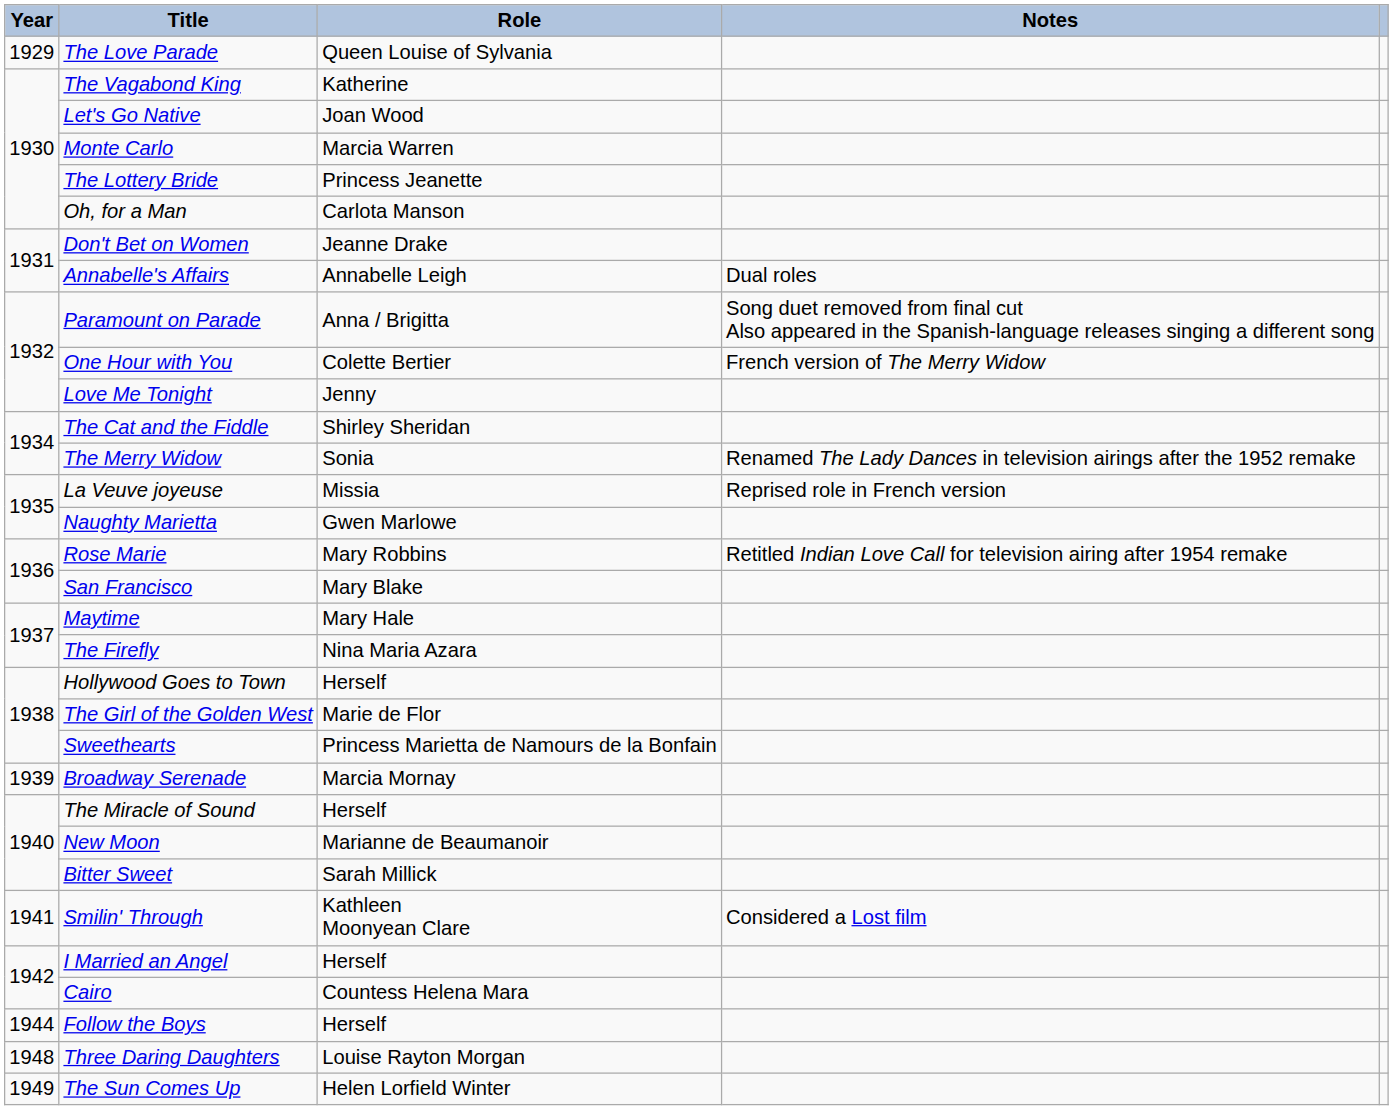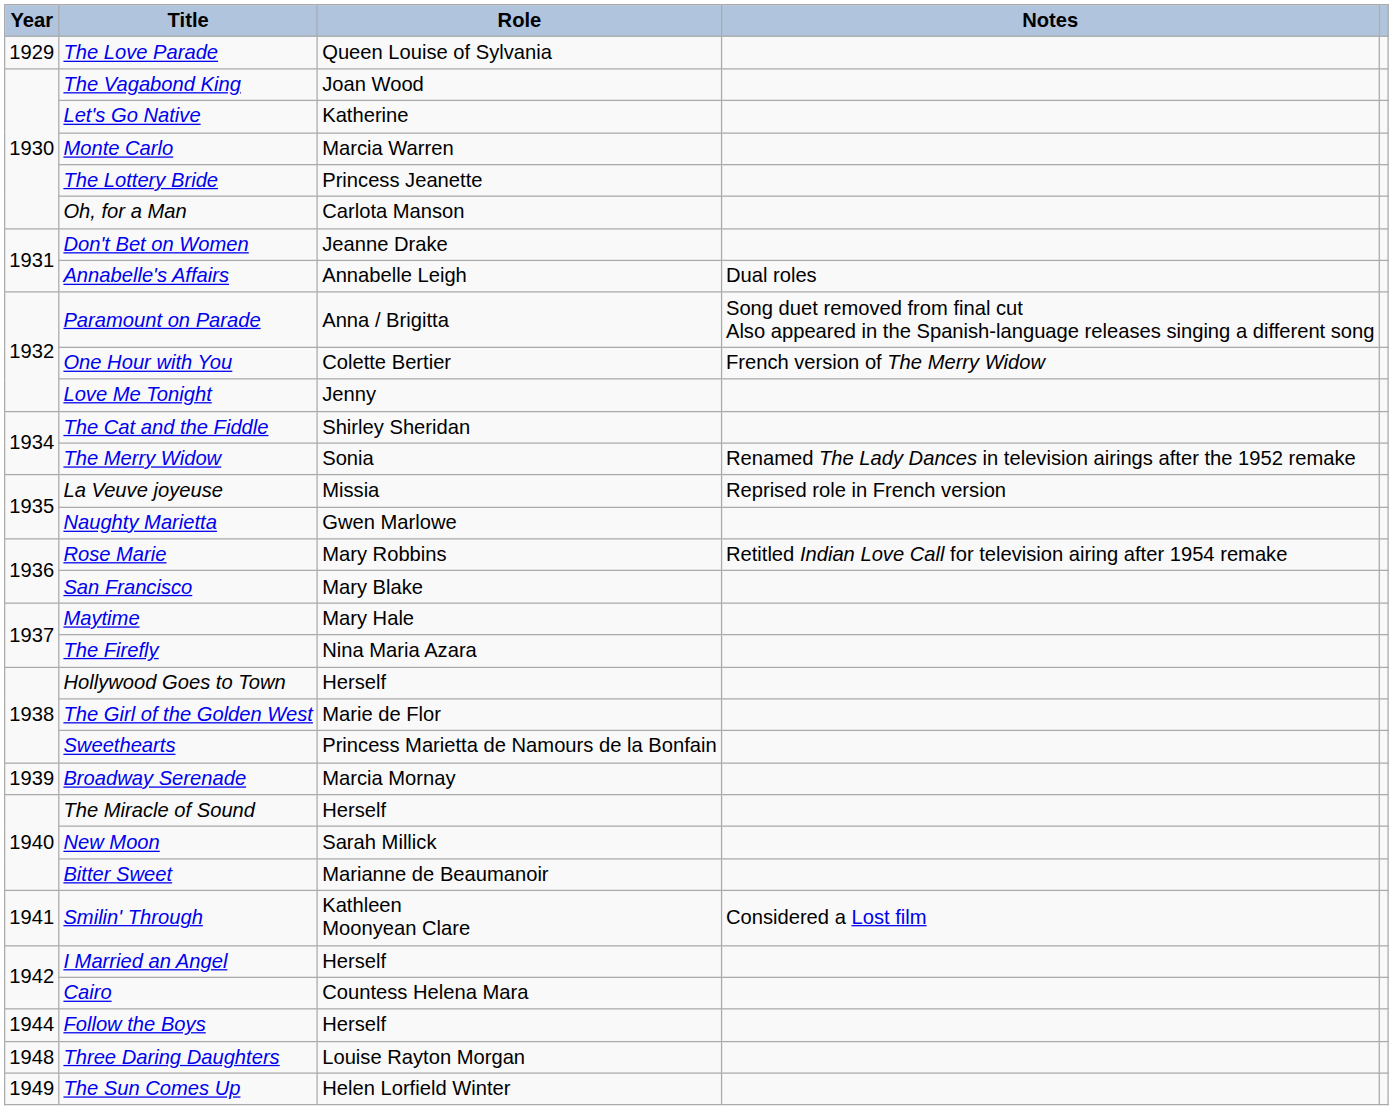(365, 84) Katherine -> (373, 84) Joan Wood
(373, 116) Joan Wood -> (365, 116) Katherine
(435, 842) Marianne de Beaumanoir -> (379, 842) Sarah Millick
(379, 874) Sarah Millick -> (435, 874) Marianne de Beaumanoir
